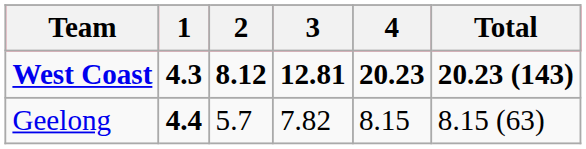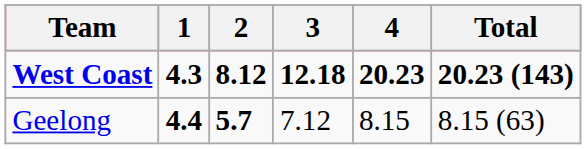(313, 73) 12.81 -> (313, 73) 12.18
(234, 120) normal -> (234, 120) bold
(305, 120) 7.82 -> (305, 120) 7.12
